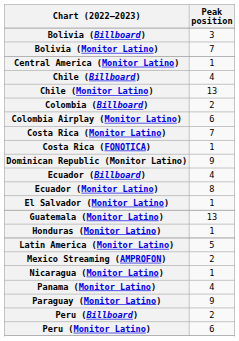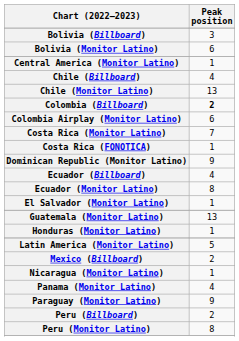(212, 49) 7 -> (212, 49) 6
(212, 105) normal -> (212, 105) bold
+ row: (97, 259)
- row: (97, 259)
(212, 329) 6 -> (212, 329) 8
